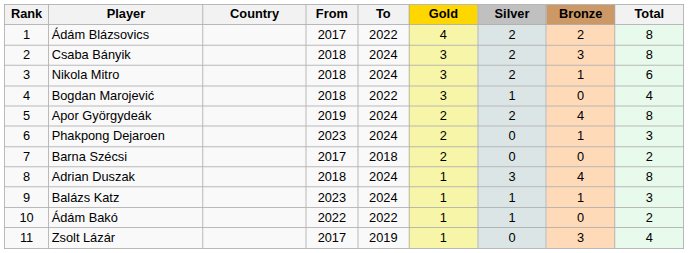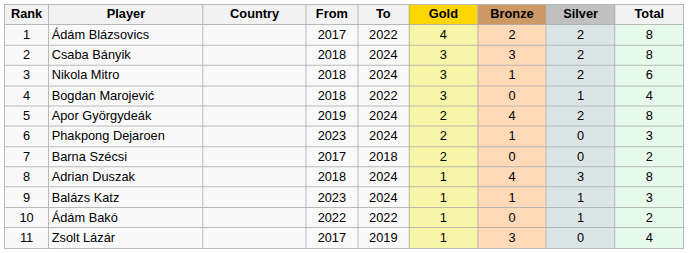columns swapped: (512, 14) <-> (581, 14)
